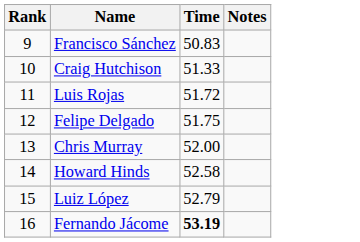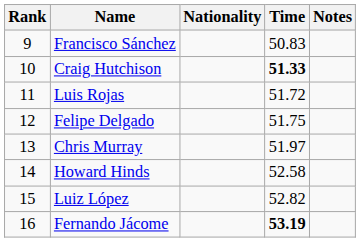+ column: (222, 17)
(202, 69) normal -> (287, 69) bold
(202, 146) 52.00 -> (287, 146) 51.97
(202, 198) 52.79 -> (287, 198) 52.82
